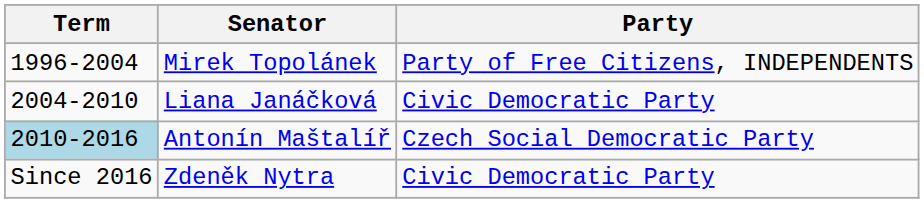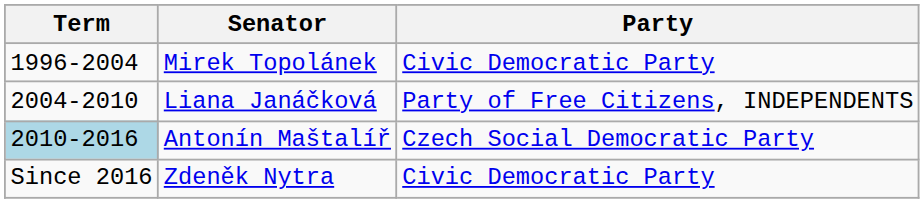(658, 63) Party of Free Citizens, INDEPENDENTS -> (558, 63) Civic Democratic Party
(558, 101) Civic Democratic Party -> (658, 101) Party of Free Citizens, INDEPENDENTS
